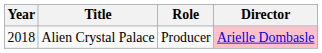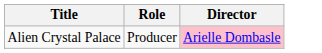- column: (21, 15)
